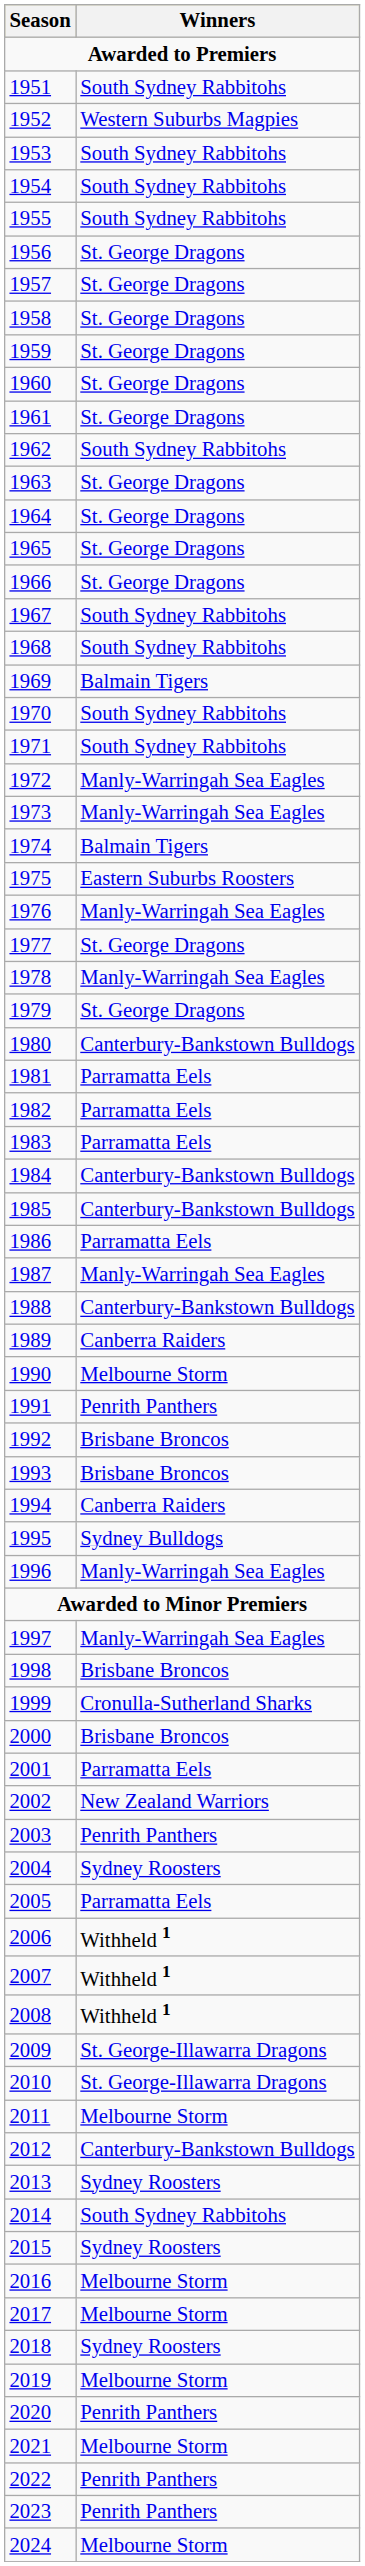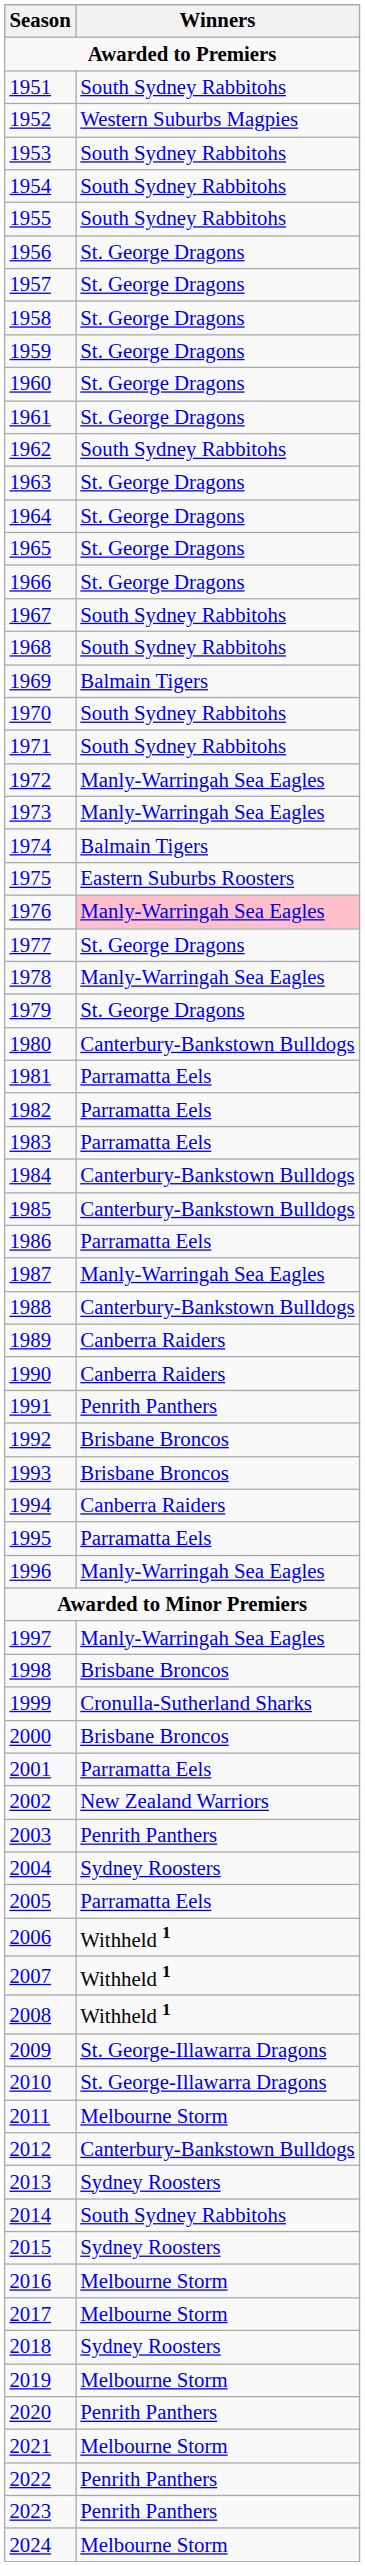(202, 911) no background -> (202, 911) pink background
(154, 1373) Melbourne Storm -> (153, 1373) Canberra Raiders
(152, 1538) Sydney Bulldogs -> (146, 1538) Parramatta Eels
